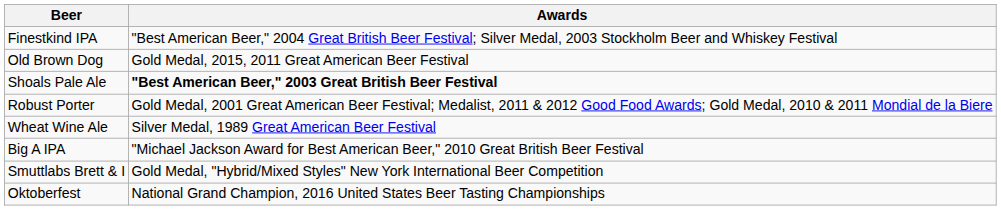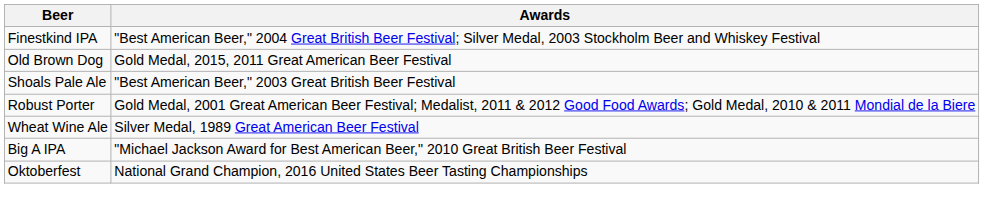(314, 82) bold -> (285, 82) normal
- row: (66, 171)
